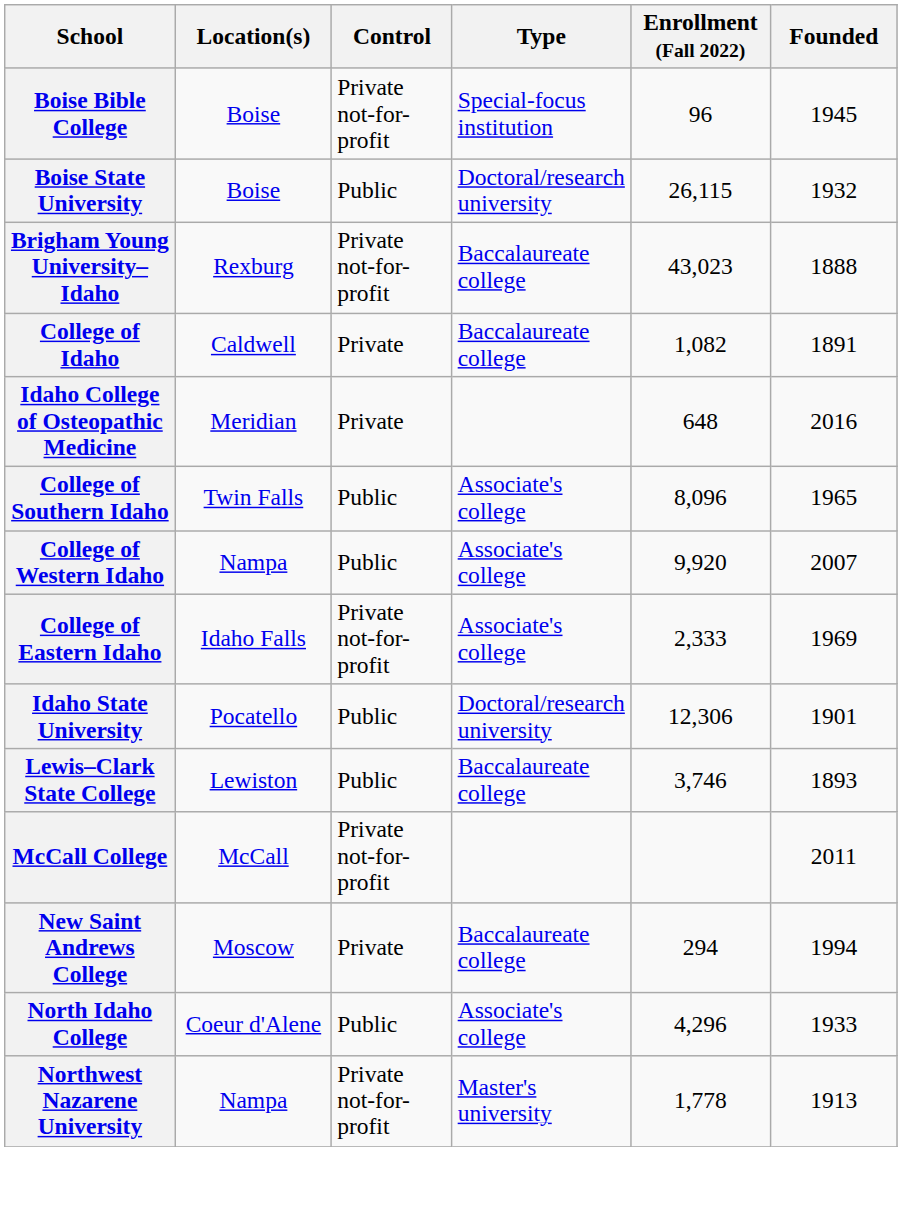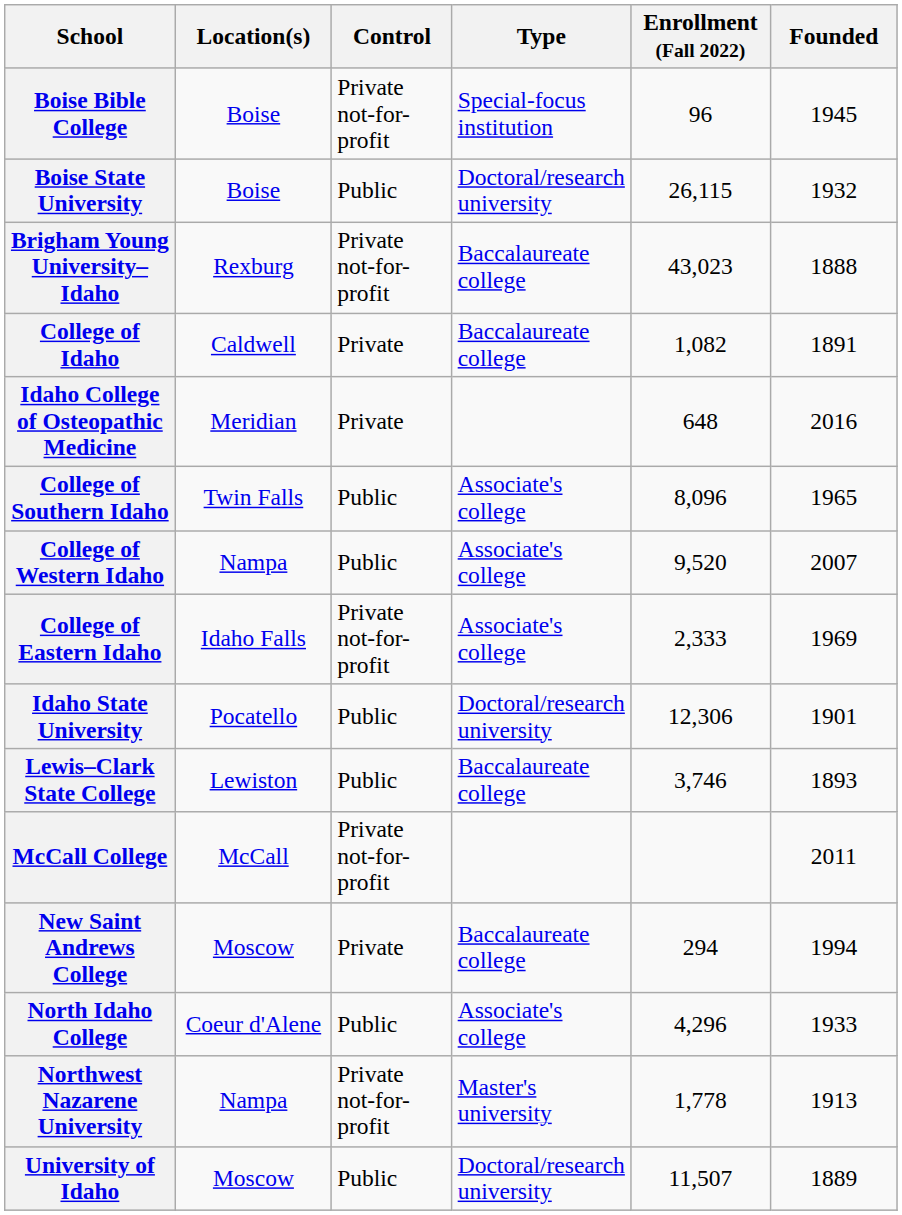(700, 562) 9,920 -> (700, 562) 9,520
+ row: (90, 1178)
